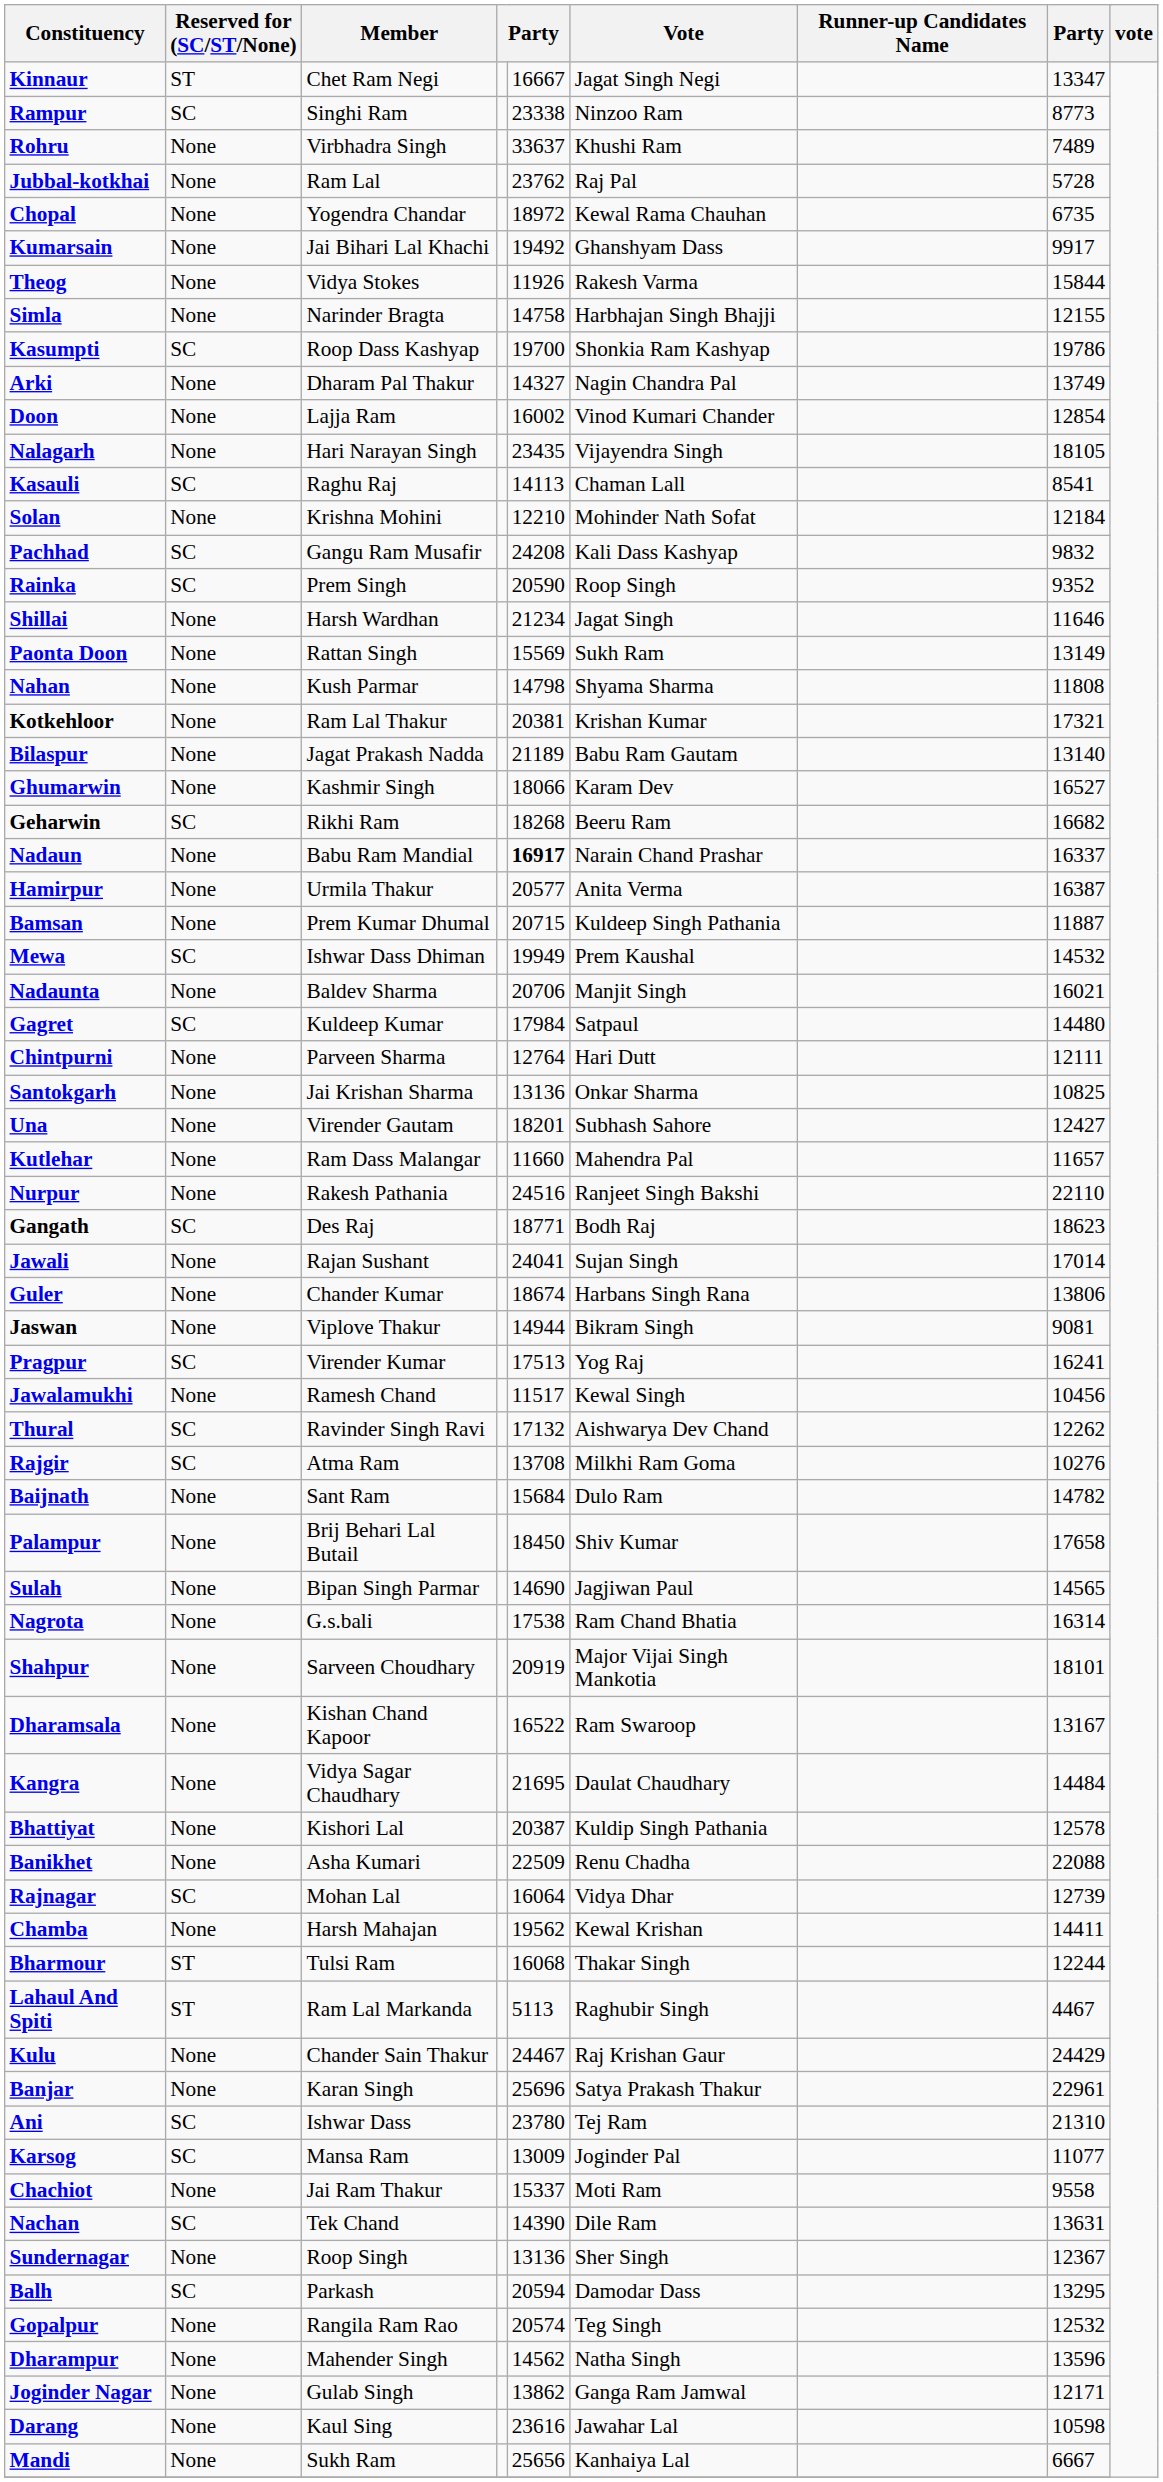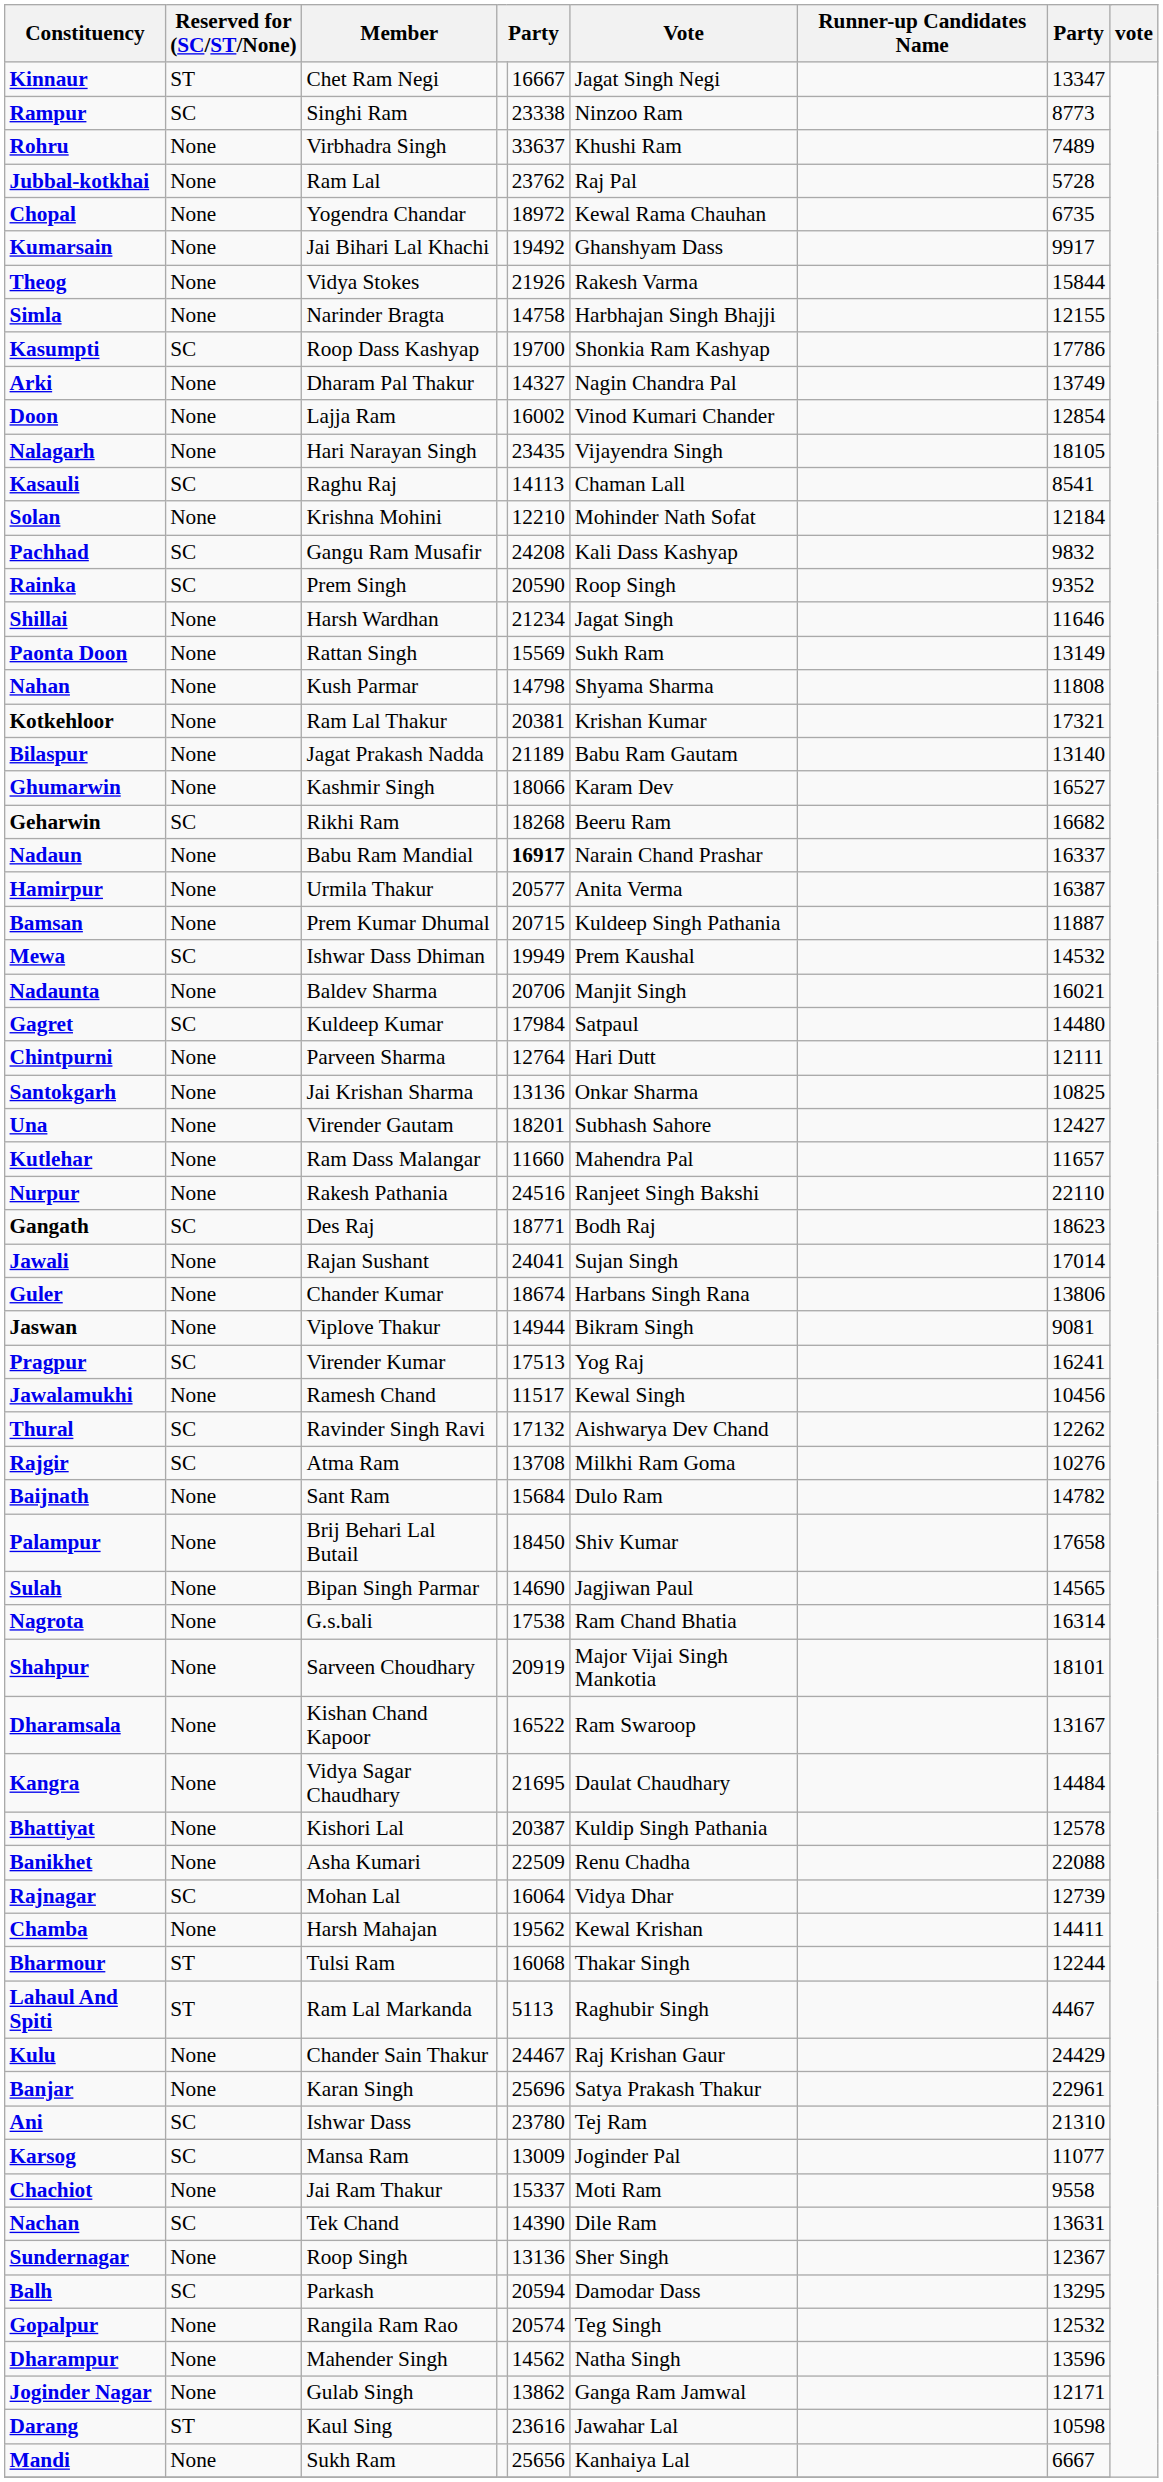(538, 281) 11926 -> (538, 281) 21926
(1079, 349) 19786 -> (1079, 349) 17786
(193, 2426) None -> (183, 2426) ST
